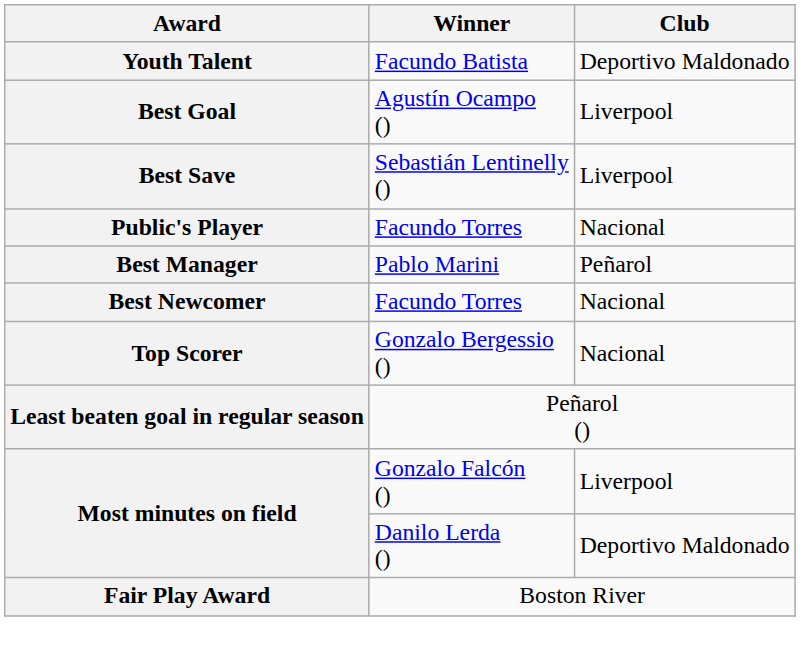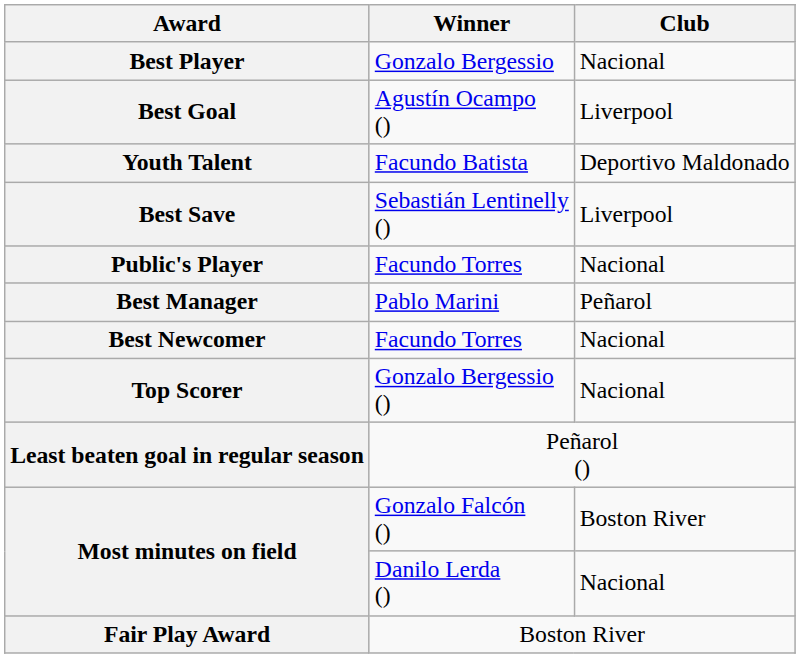+ row: (187, 60)
rows swapped: (187, 60) <-> (187, 111)
(626, 481) Liverpool -> (643, 518) Boston River
(685, 545) Deportivo Maldonado -> (622, 582) Nacional
